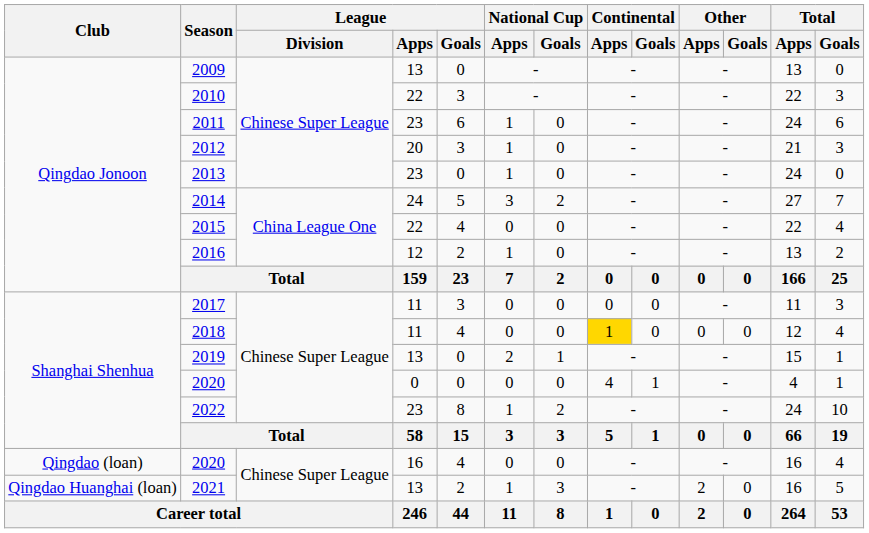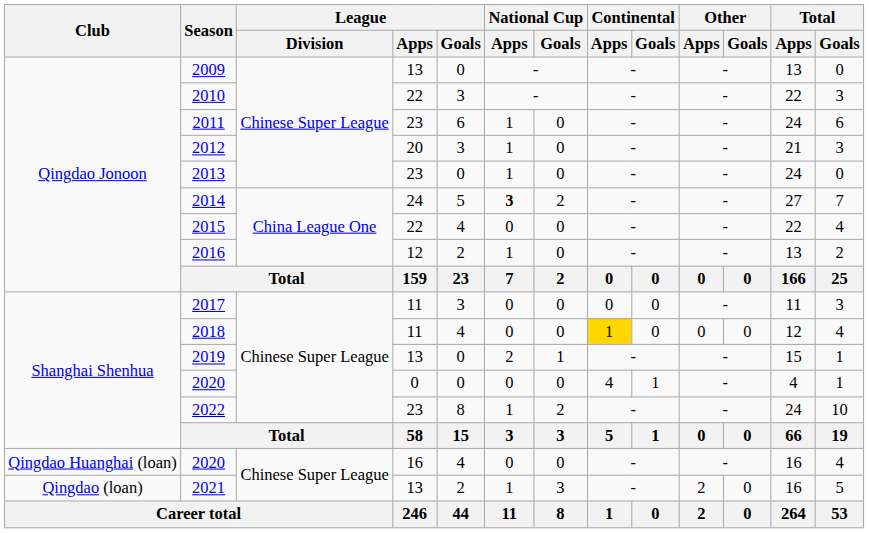(509, 200) normal -> (509, 200) bold
(93, 461) Qingdao (loan) -> (93, 461) Qingdao Huanghai (loan)
(93, 488) Qingdao Huanghai (loan) -> (93, 488) Qingdao (loan)
